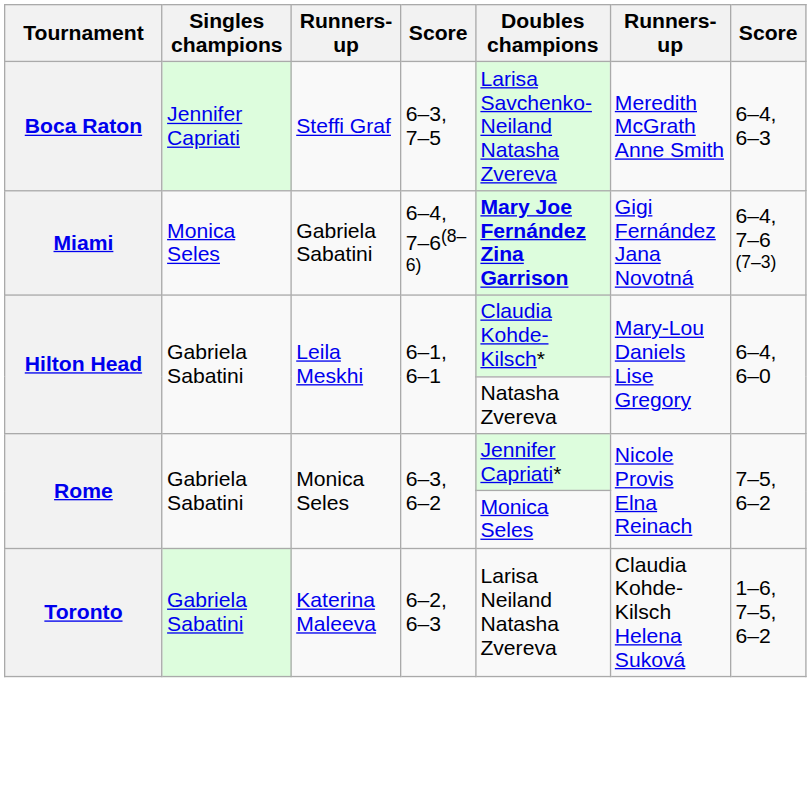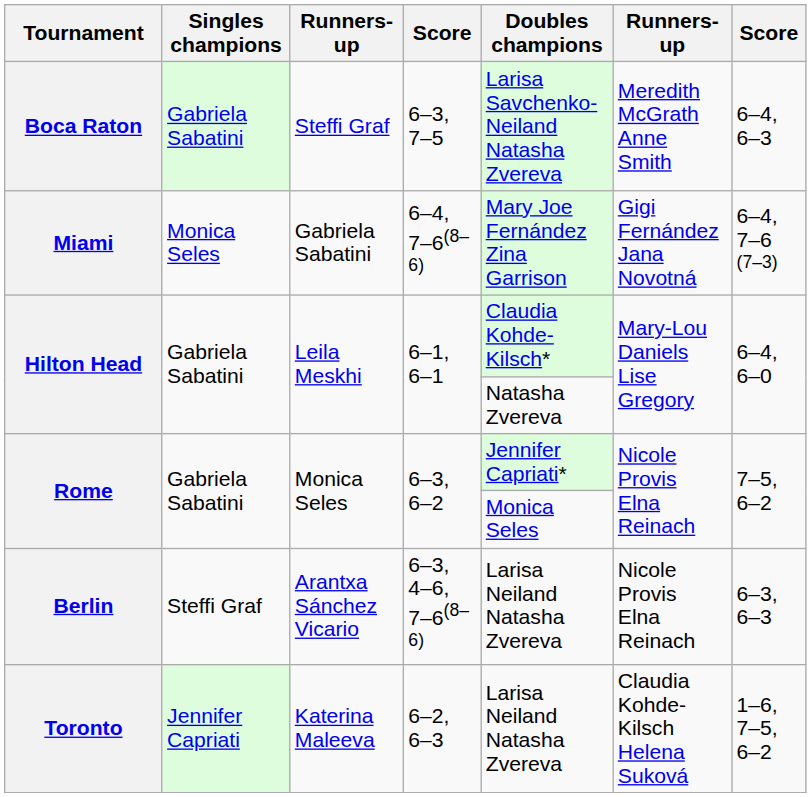(205, 126) Jennifer Capriati -> (207, 126) Gabriela Sabatini
(533, 242) bold -> (536, 242) normal
+ row: (83, 605)
(207, 612) Gabriela Sabatini -> (205, 728) Jennifer Capriati
